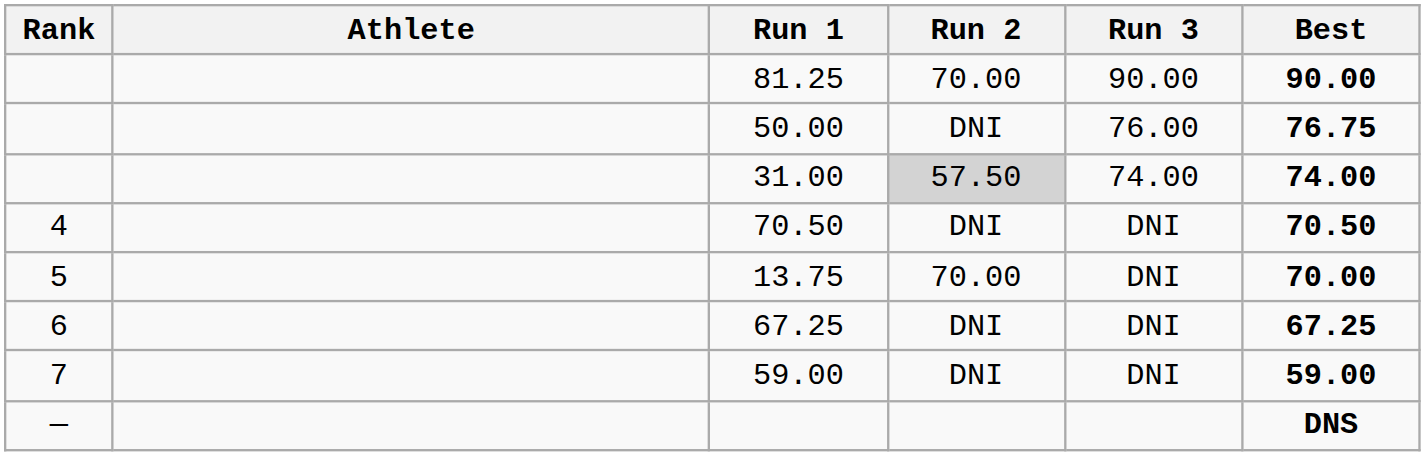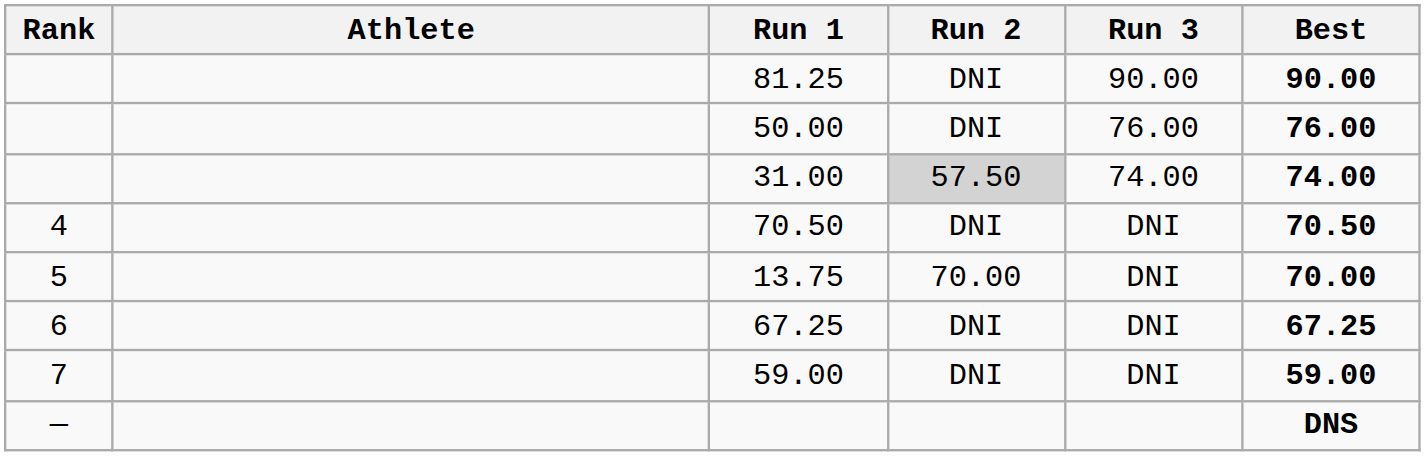(976, 79) 70.00 -> (976, 79) DNI
(1331, 129) 76.75 -> (1331, 129) 76.00
